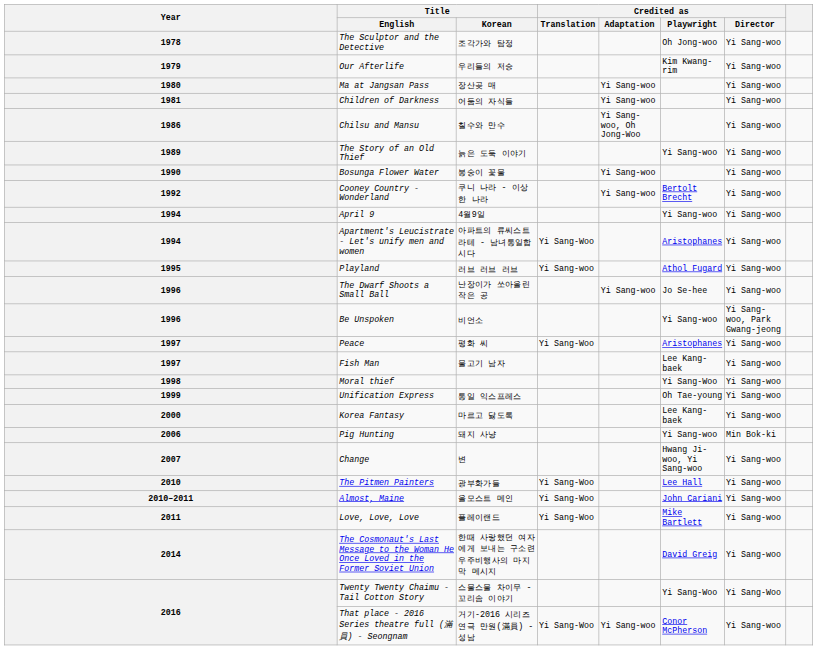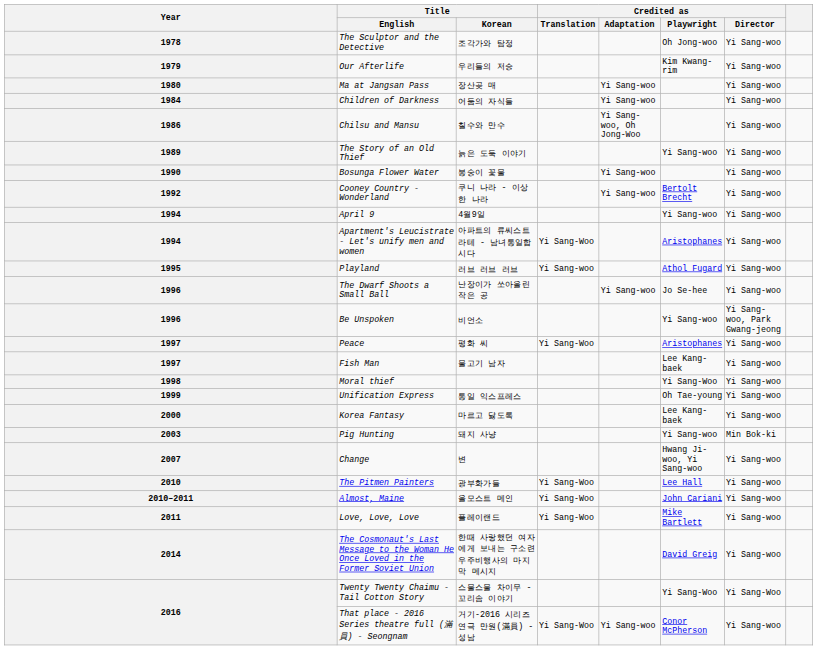(171, 101) 1981 -> (171, 101) 1984
(171, 435) 2006 -> (171, 435) 2003
